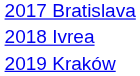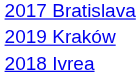rows swapped: (50, 37) <-> (60, 63)
